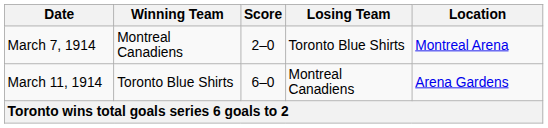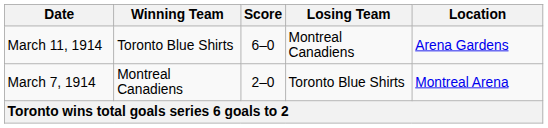rows swapped: (52, 44) <-> (55, 82)
